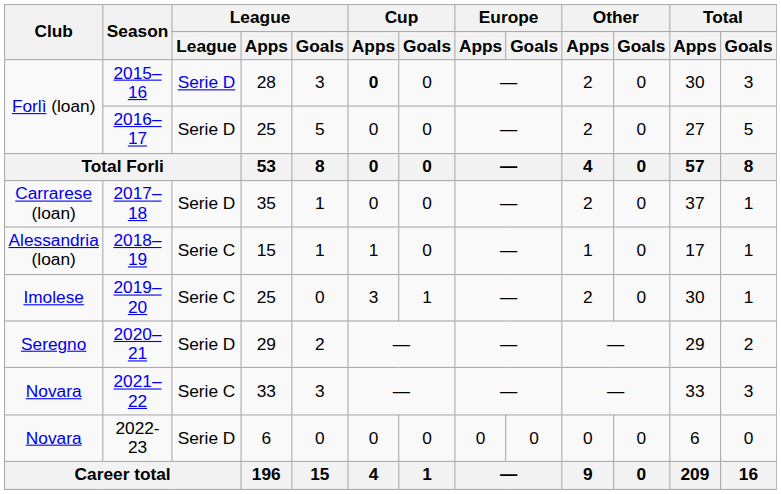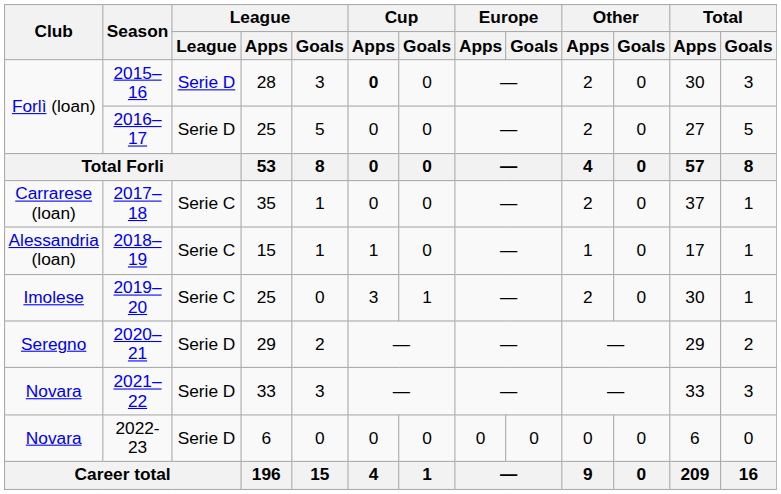(206, 203) Serie D -> (206, 203) Serie C
(206, 391) Serie C -> (206, 391) Serie D
